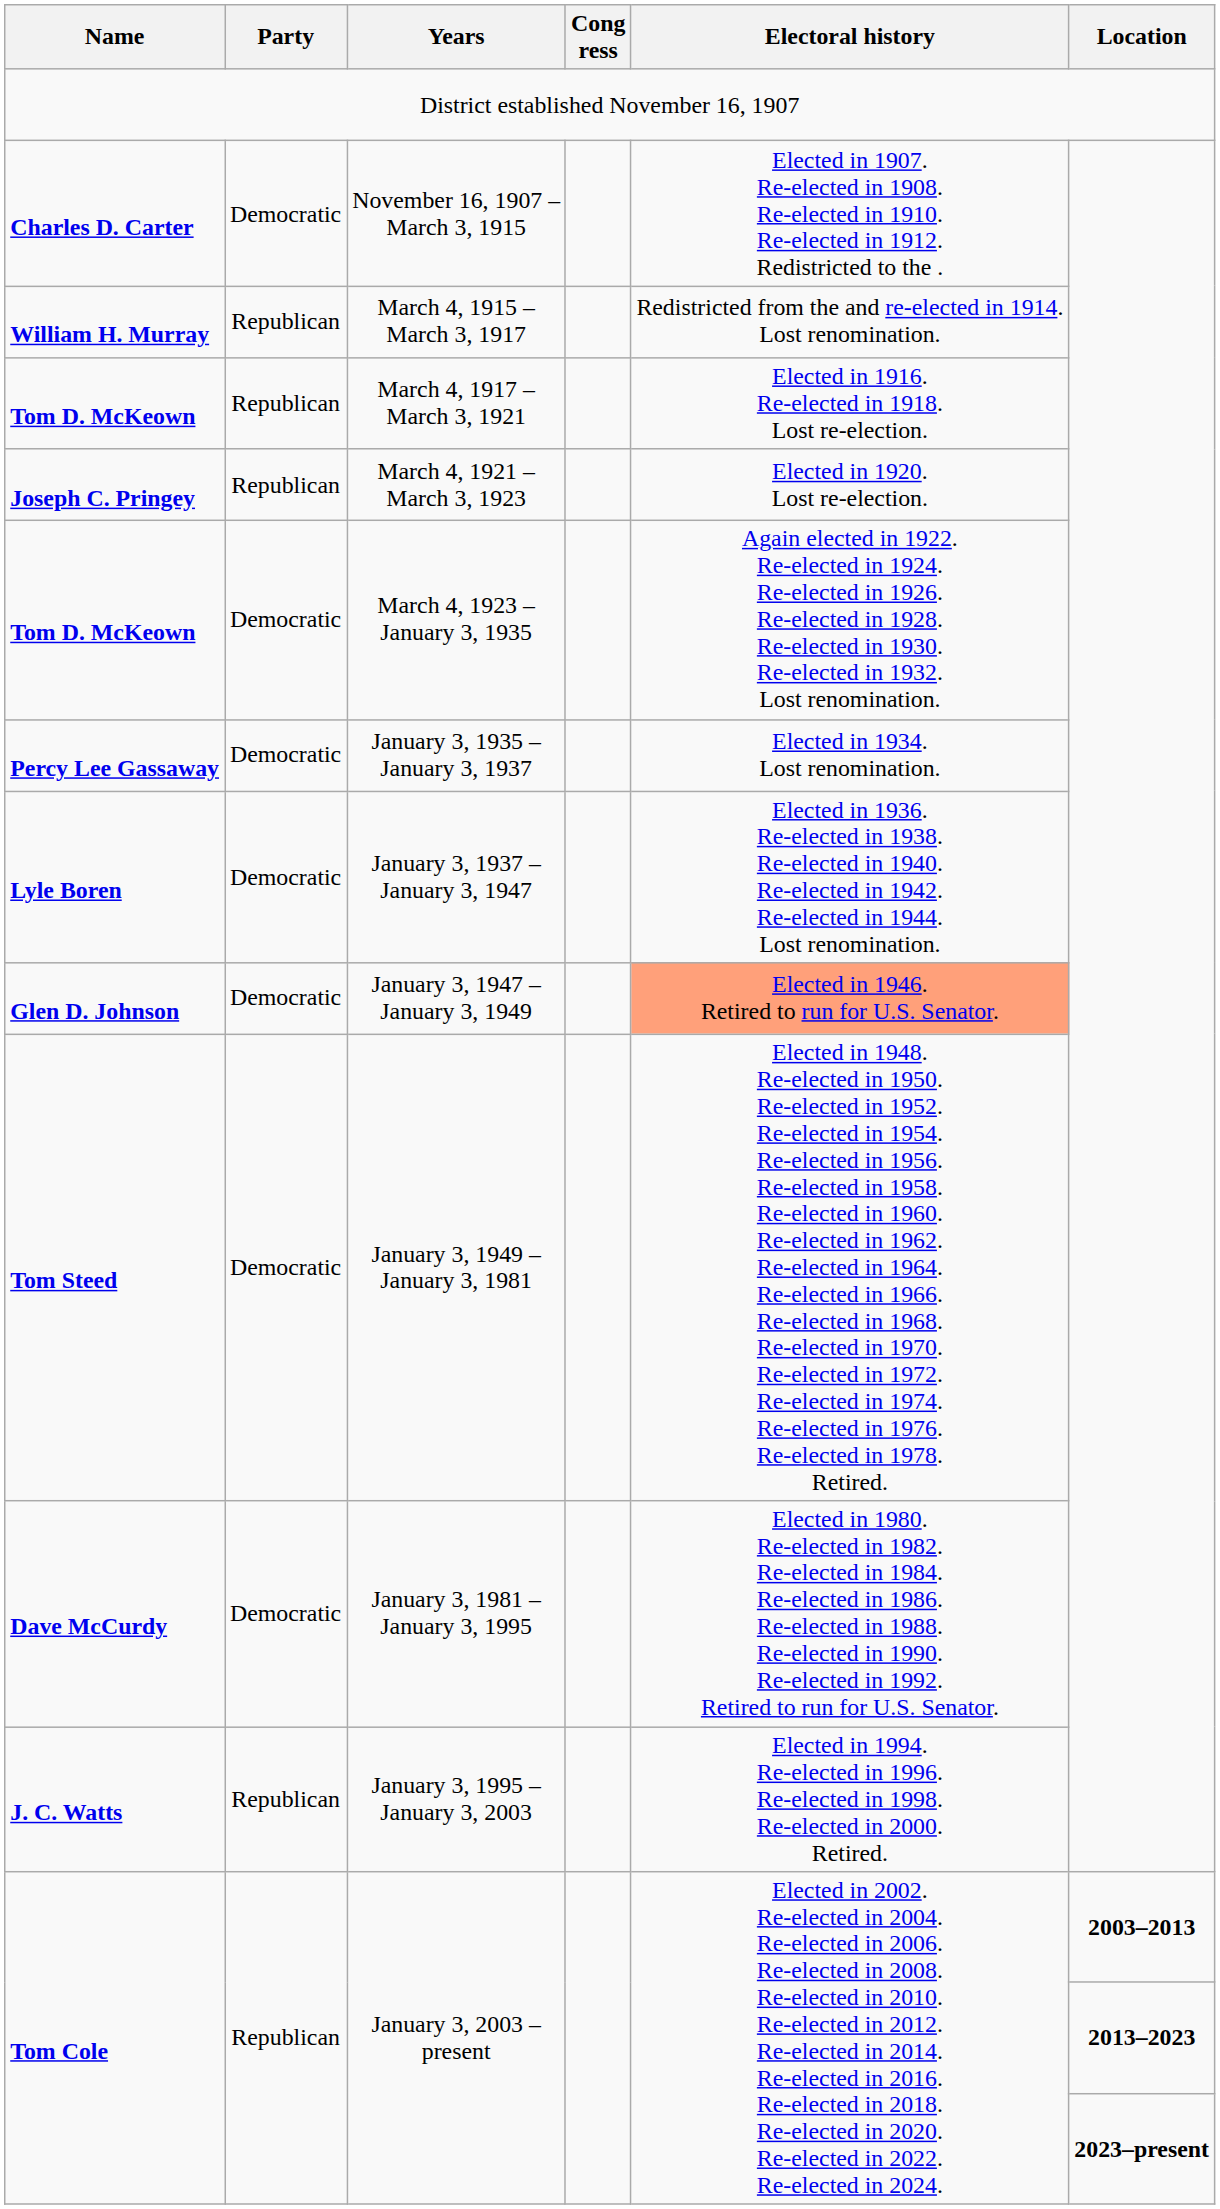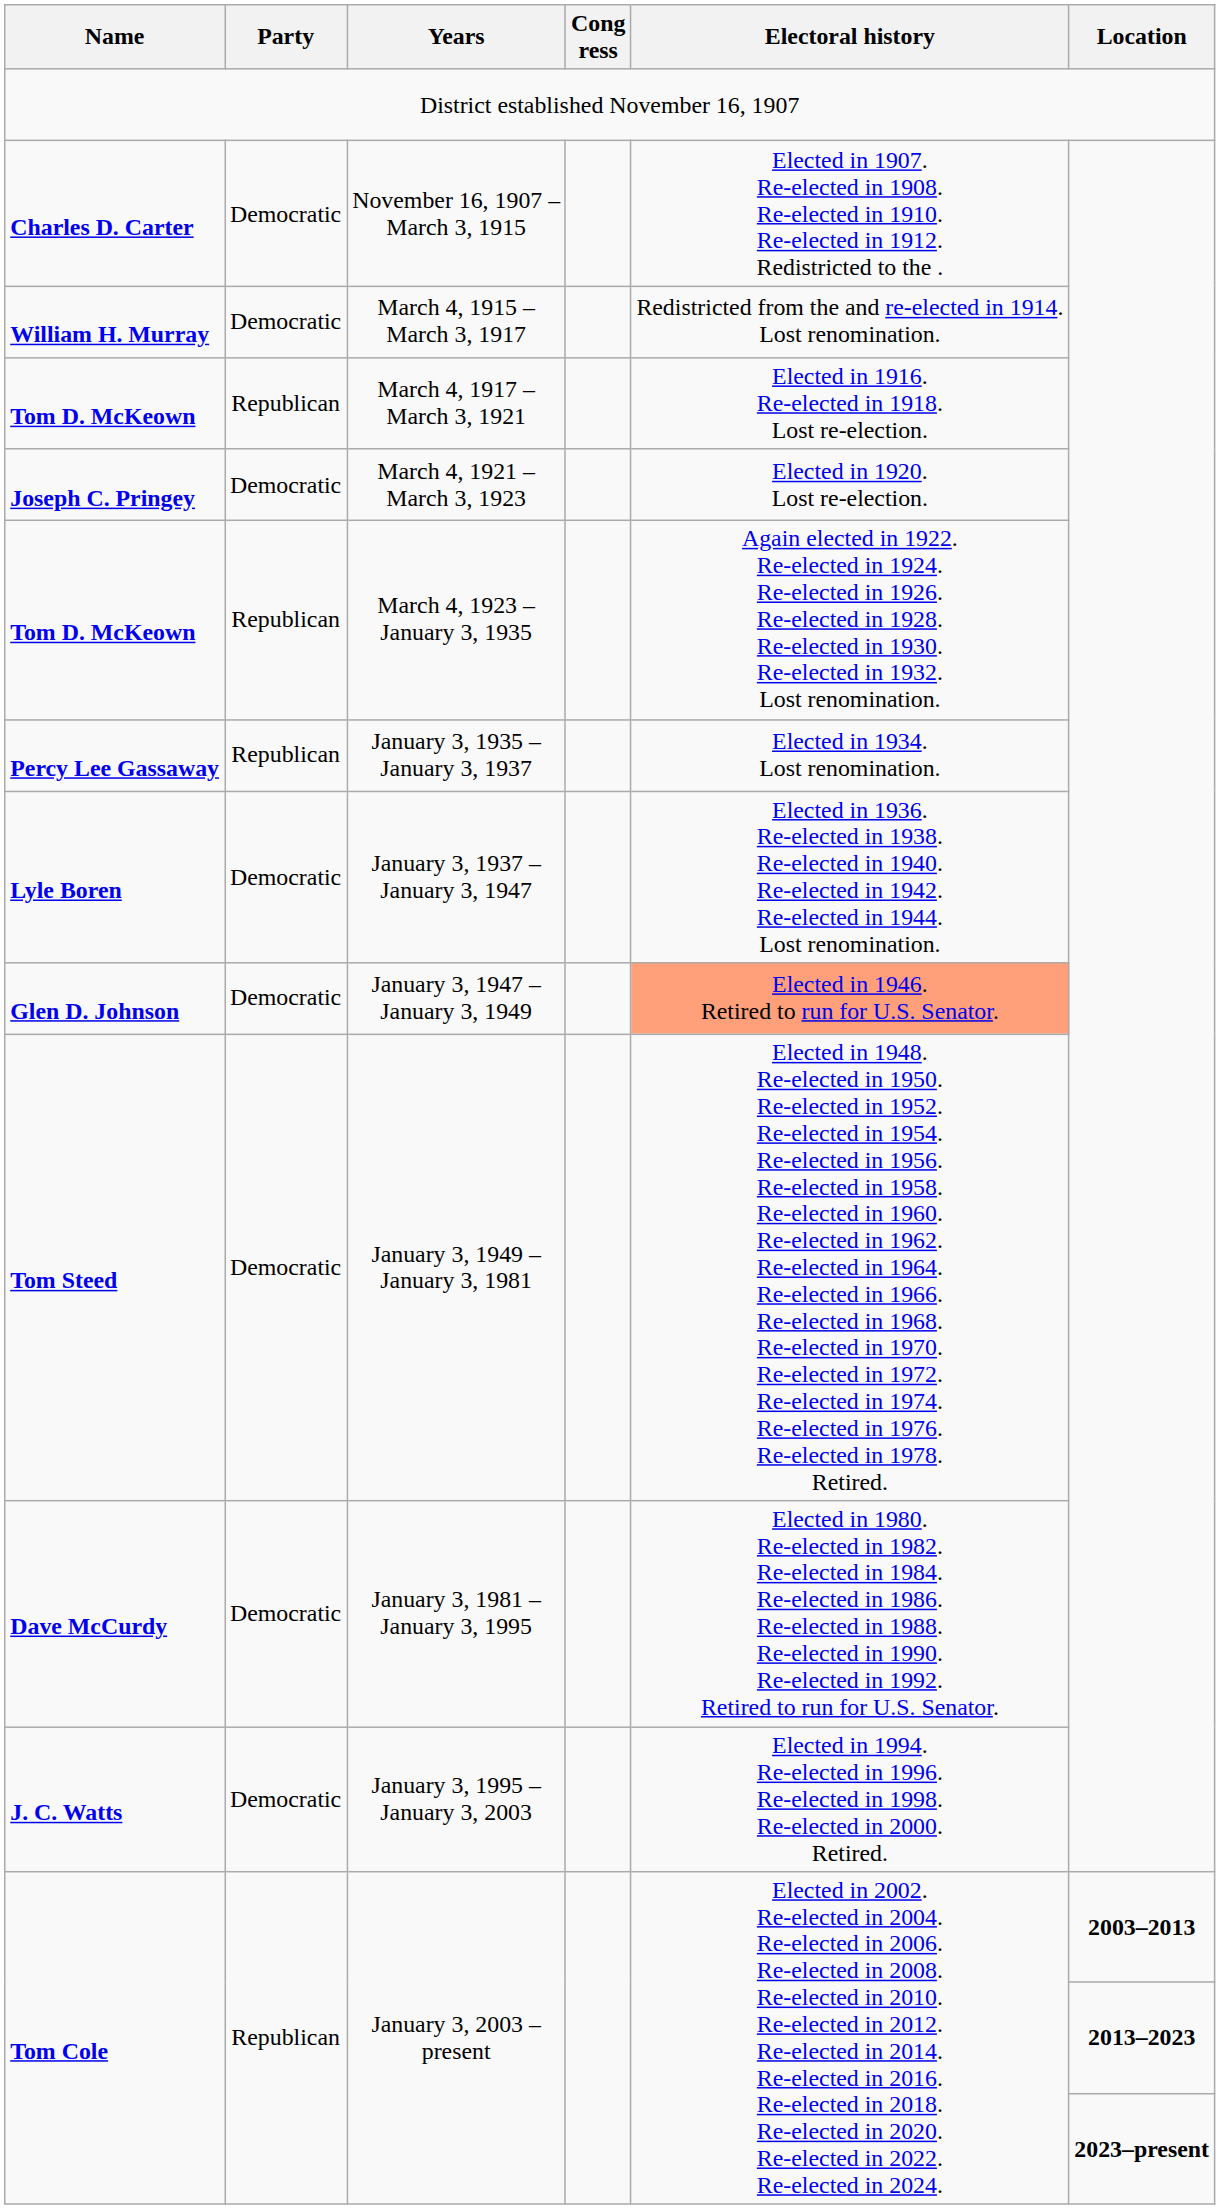(286, 321) Republican -> (286, 321) Democratic
(286, 484) Republican -> (286, 484) Democratic
(286, 619) Democratic -> (286, 619) Republican
(286, 754) Democratic -> (286, 754) Republican
(286, 1798) Republican -> (286, 1798) Democratic
